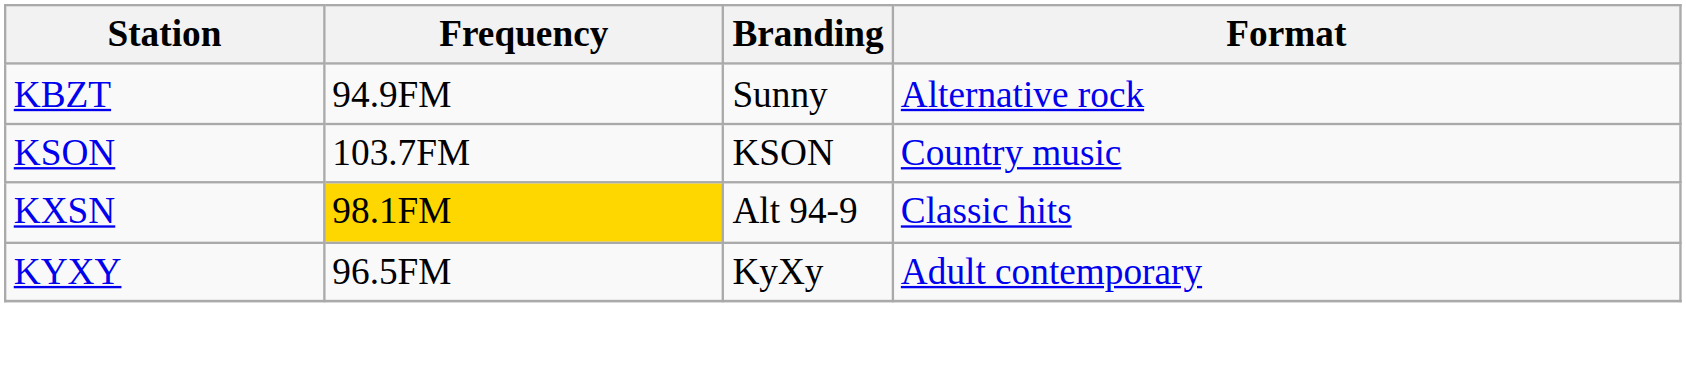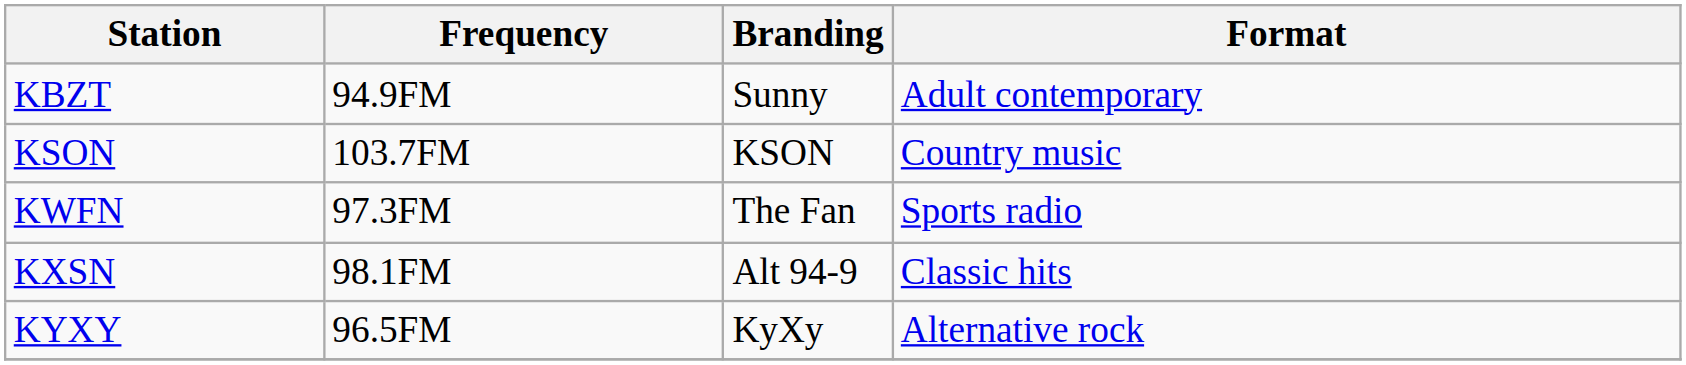(1022, 93) Alternative rock -> (1051, 93) Adult contemporary
+ row: (69, 211)
(392, 211) gold background -> (392, 270) no background
(1051, 270) Adult contemporary -> (1022, 329) Alternative rock
